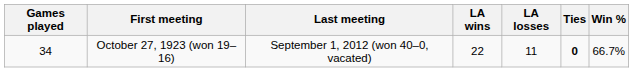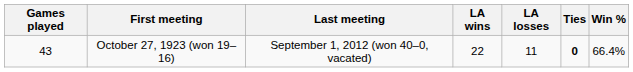(46, 51) 34 -> (46, 51) 43
(609, 51) 66.7% -> (609, 51) 66.4%
